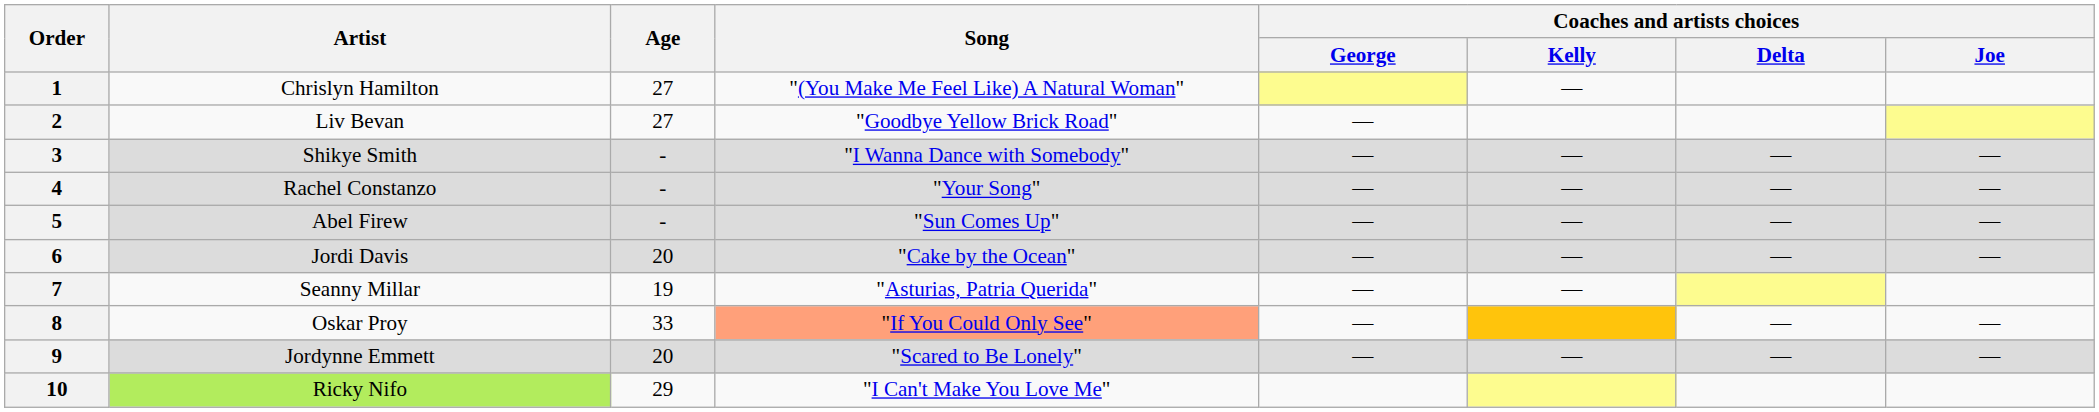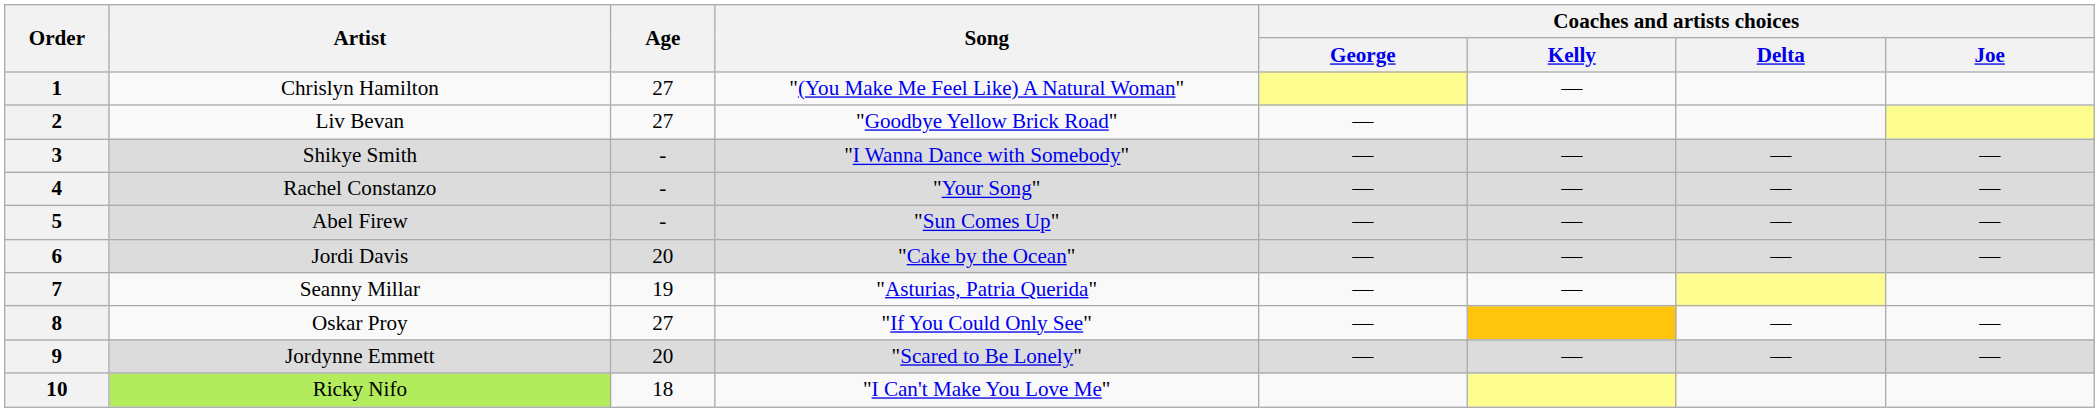(663, 322) 33 -> (663, 322) 27
(987, 322) lightsalmon background -> (987, 322) no background
(663, 389) 29 -> (663, 389) 18
